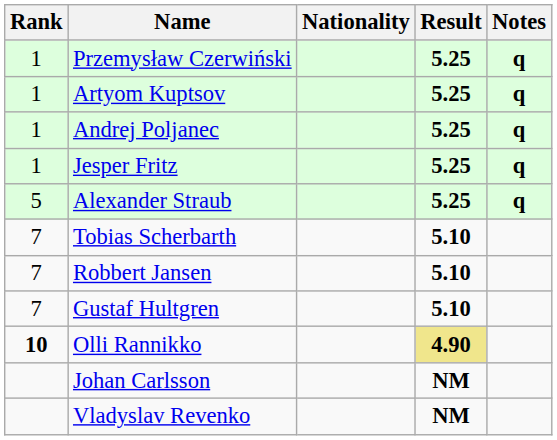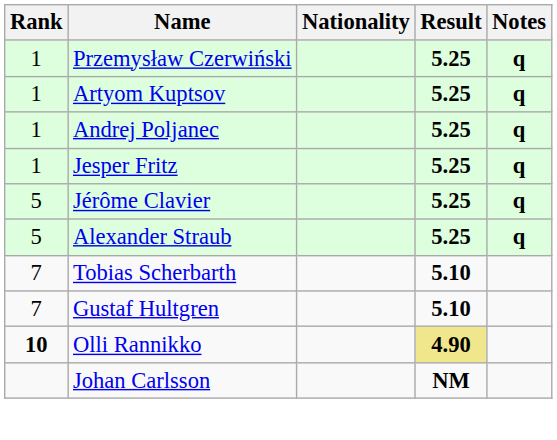+ row: (142, 201)
- row: (142, 272)
- row: (162, 415)
